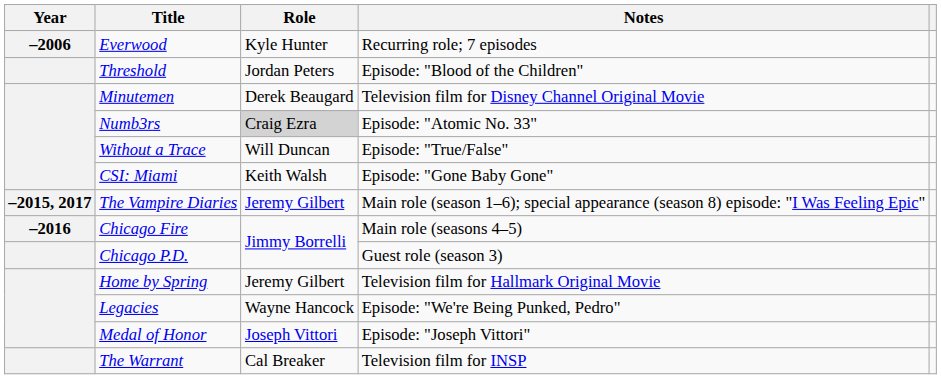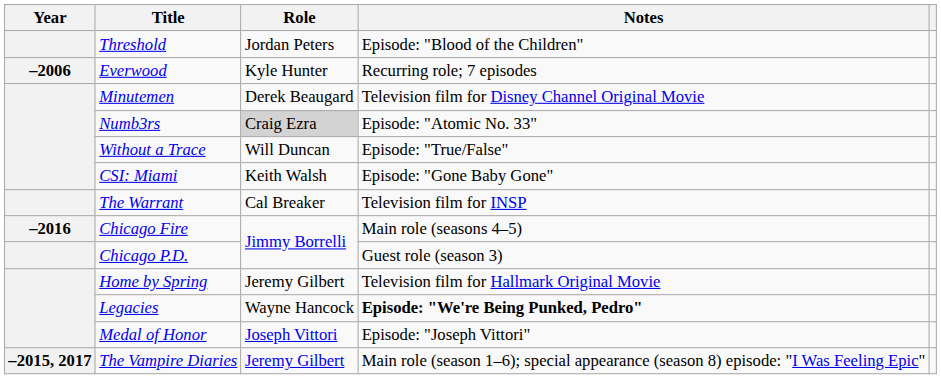rows swapped: (133, 70) <-> (133, 44)
rows swapped: (168, 202) <-> (141, 360)
(491, 307) normal -> (502, 307) bold
